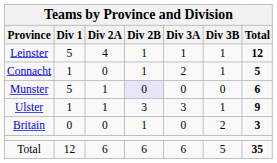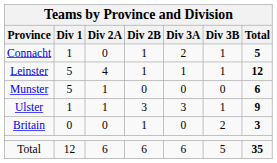rows swapped: (29, 71) <-> (29, 53)
(144, 89) lavender background -> (144, 89) no background
